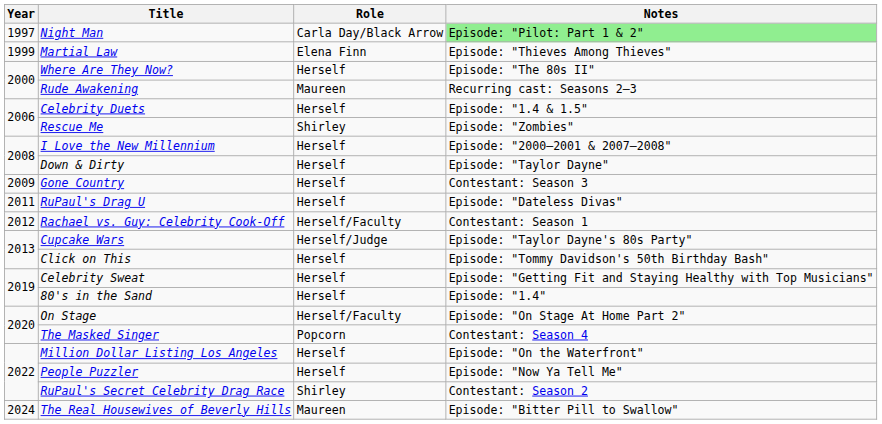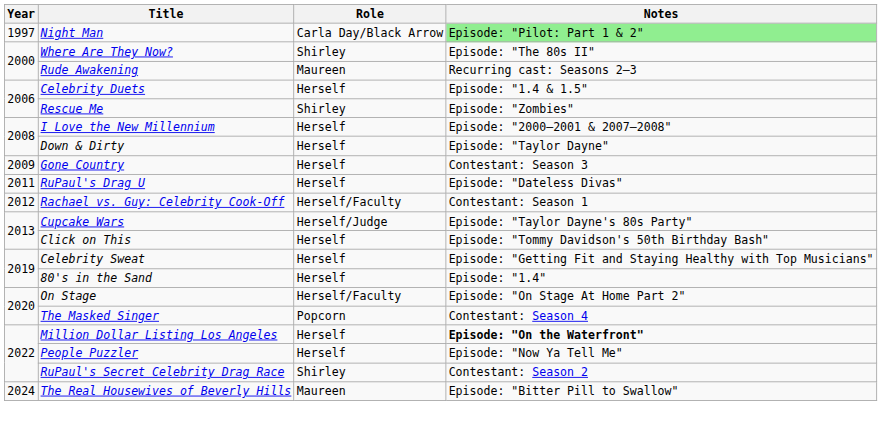- row: (79, 52)
(321, 70) Herself -> (321, 52) Shirley
(546, 353) normal -> (546, 334) bold
